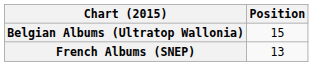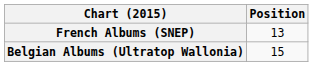rows swapped: (126, 33) <-> (126, 52)
